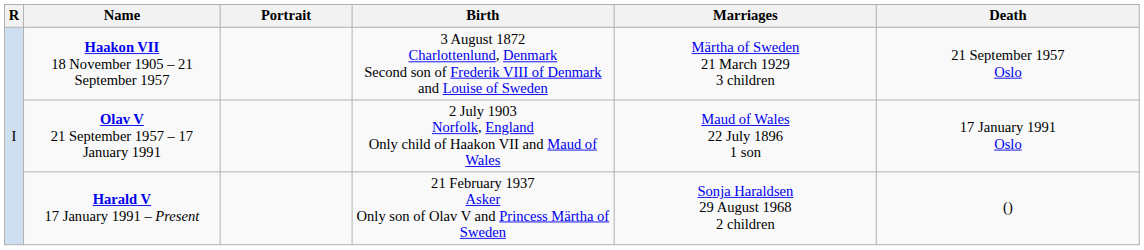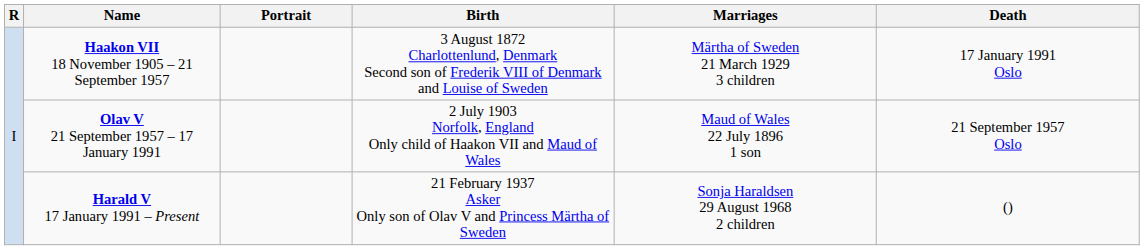(1008, 63) 21 September 1957 Oslo -> (1008, 63) 17 January 1991 Oslo
(1008, 135) 17 January 1991 Oslo -> (1008, 135) 21 September 1957 Oslo
